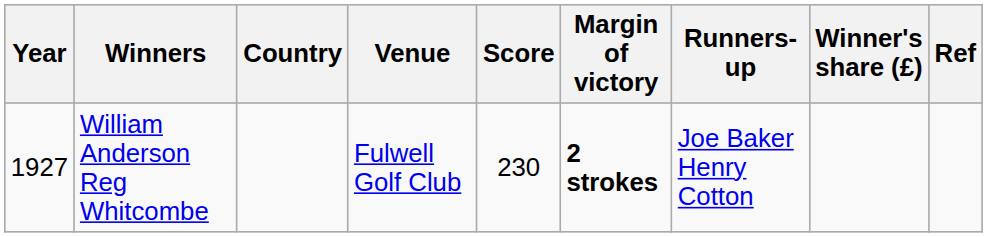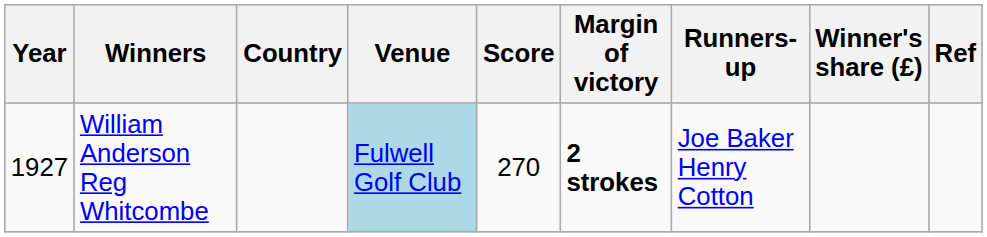(408, 167) no background -> (408, 167) lightblue background
(519, 167) 230 -> (519, 167) 270
